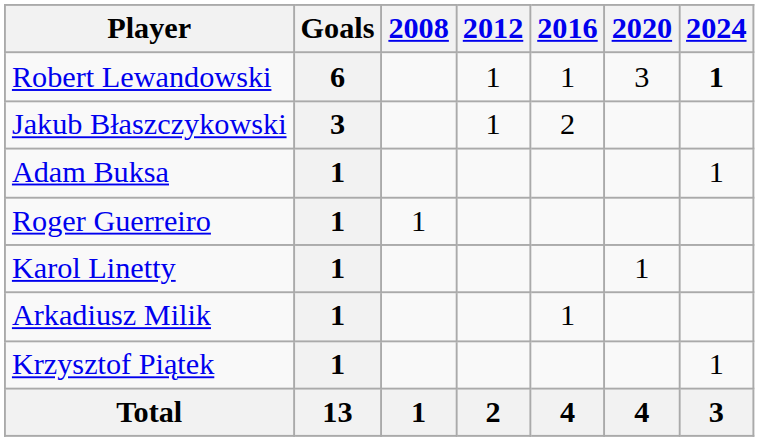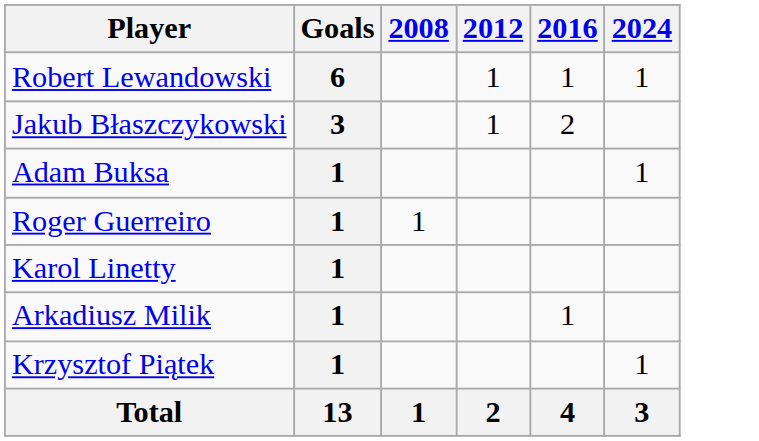- column: (642, 28)
(716, 76) bold -> (642, 76) normal
